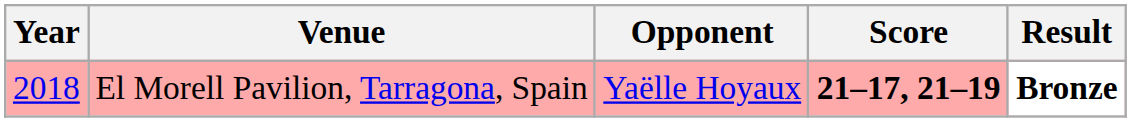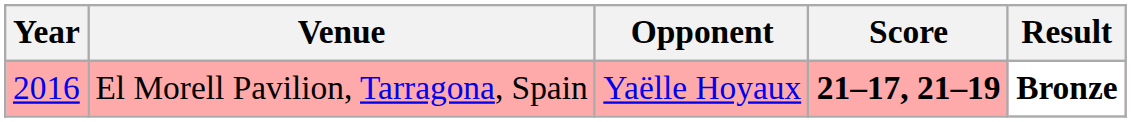(46, 87) 2018 -> (46, 87) 2016
